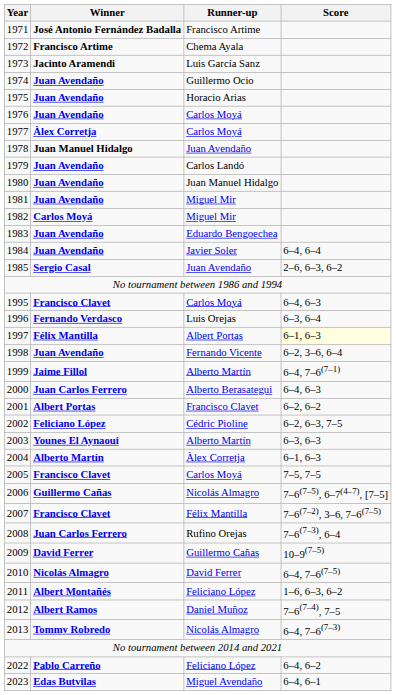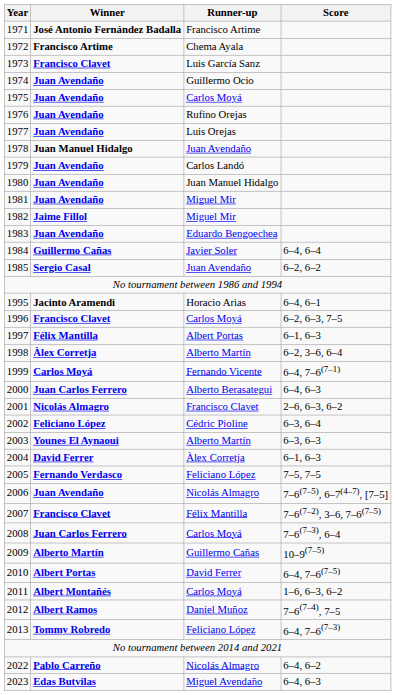(74, 64) Jacinto Aramendi -> (72, 64) Francisco Clavet
(216, 98) Horacio Arias -> (214, 98) Carlos Moyá
(214, 115) Carlos Moyá -> (216, 115) Rufino Orejas
(65, 132) Àlex Corretja -> (68, 132) Juan Avendaño
(214, 132) Carlos Moyá -> (211, 132) Luis Orejas
(63, 217) Carlos Moyá -> (60, 217) Jaime Fillol
(68, 251) Juan Avendaño -> (72, 251) Guillermo Cañas
(313, 268) 2–6, 6–3, 6–2 -> (302, 268) 6–2, 6–2
(72, 302) Francisco Clavet -> (74, 302) Jacinto Aramendi
(214, 302) Carlos Moyá -> (216, 302) Horacio Arias
(302, 302) 6–4, 6–3 -> (302, 302) 6–4, 6–1
(78, 319) Fernando Verdasco -> (72, 319) Francisco Clavet
(211, 319) Luis Orejas -> (214, 319) Carlos Moyá
(302, 319) 6–3, 6–4 -> (313, 319) 6–2, 6–3, 7–5
(302, 336) lightyellow background -> (302, 336) no background
(68, 353) Juan Avendaño -> (65, 353) Àlex Corretja
(224, 353) Fernando Vicente -> (218, 353) Alberto Martín
(60, 371) Jaime Fillol -> (63, 371) Carlos Moyá
(218, 371) Alberto Martín -> (224, 371) Fernando Vicente
(64, 406) Albert Portas -> (71, 406) Nicolás Almagro
(302, 406) 6–2, 6–2 -> (313, 406) 2–6, 6–3, 6–2
(313, 423) 6–2, 6–3, 7–5 -> (302, 423) 6–3, 6–4
(68, 457) Alberto Martín -> (63, 457) David Ferrer
(72, 474) Francisco Clavet -> (78, 474) Fernando Verdasco
(214, 474) Carlos Moyá -> (221, 474) Feliciano López
(72, 493) Guillermo Cañas -> (68, 493) Juan Avendaño
(216, 533) Rufino Orejas -> (214, 533) Carlos Moyá
(63, 553) David Ferrer -> (68, 553) Alberto Martín
(71, 572) Nicolás Almagro -> (64, 572) Albert Portas
(221, 591) Feliciano López -> (214, 591) Carlos Moyá
(223, 629) Nicolás Almagro -> (221, 629) Feliciano López
(221, 665) Feliciano López -> (223, 665) Nicolás Almagro
(302, 682) 6–4, 6–1 -> (302, 682) 6–4, 6–3
